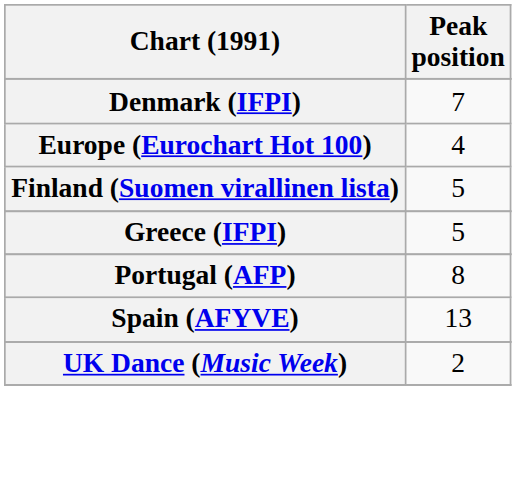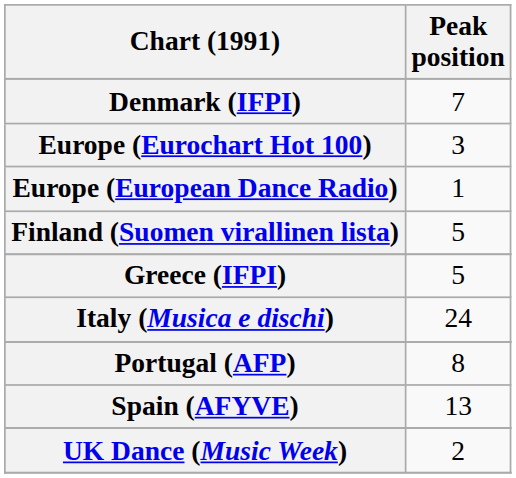(458, 144) 4 -> (458, 144) 3
+ row: (205, 188)
+ row: (205, 319)
